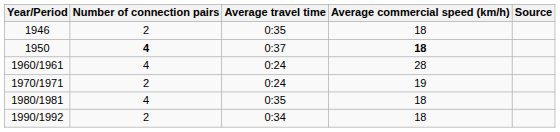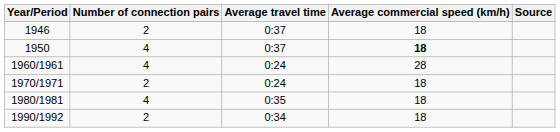(275, 30) 0:35 -> (275, 30) 0:37
(146, 48) bold -> (146, 48) normal
(420, 83) 19 -> (420, 83) 18
